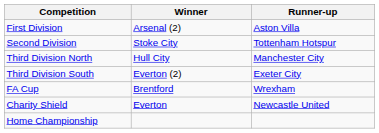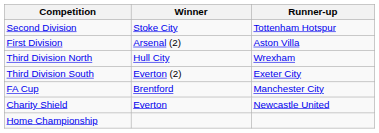rows swapped: (34, 27) <-> (42, 43)
(289, 58) Manchester City -> (274, 58) Wrexham
(274, 89) Wrexham -> (289, 89) Manchester City
